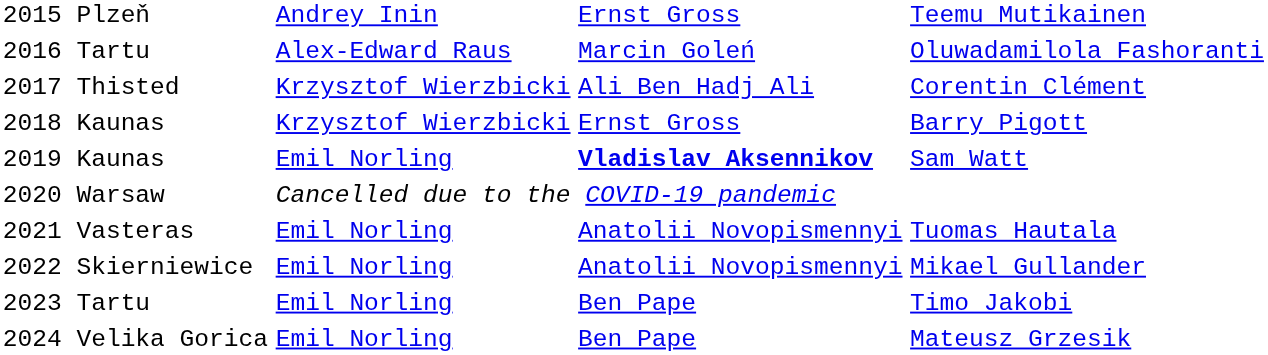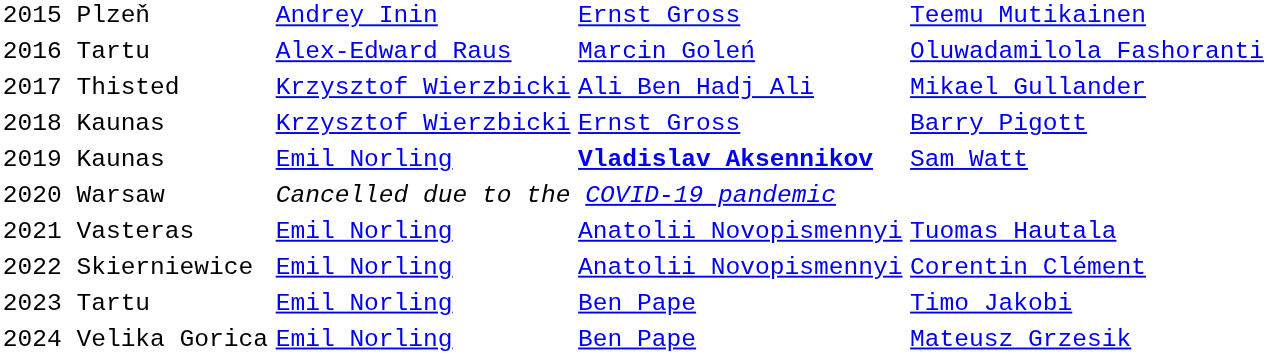(1028, 88) Corentin Clément -> (1028, 88) Mikael Gullander
(1028, 267) Mikael Gullander -> (1028, 267) Corentin Clément
